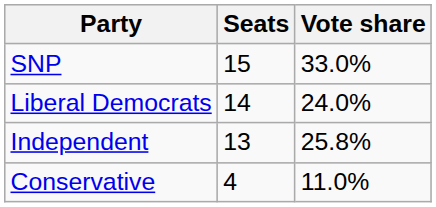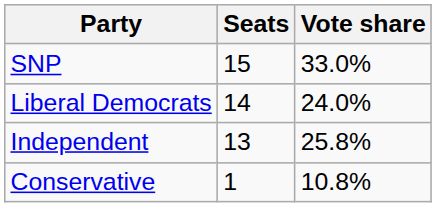(230, 181) 4 -> (230, 181) 1
(335, 181) 11.0% -> (336, 181) 10.8%
